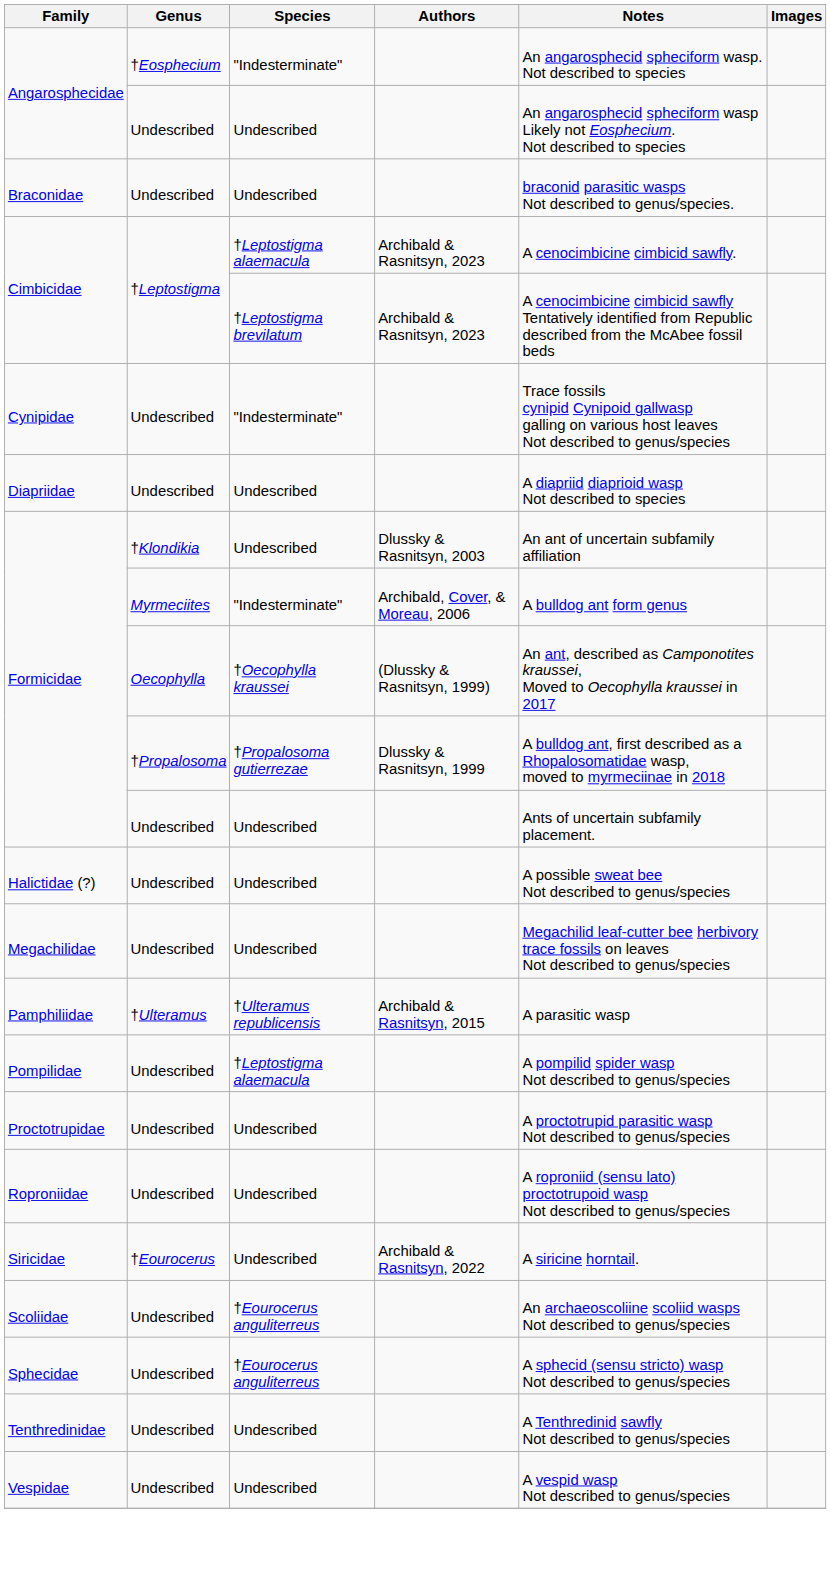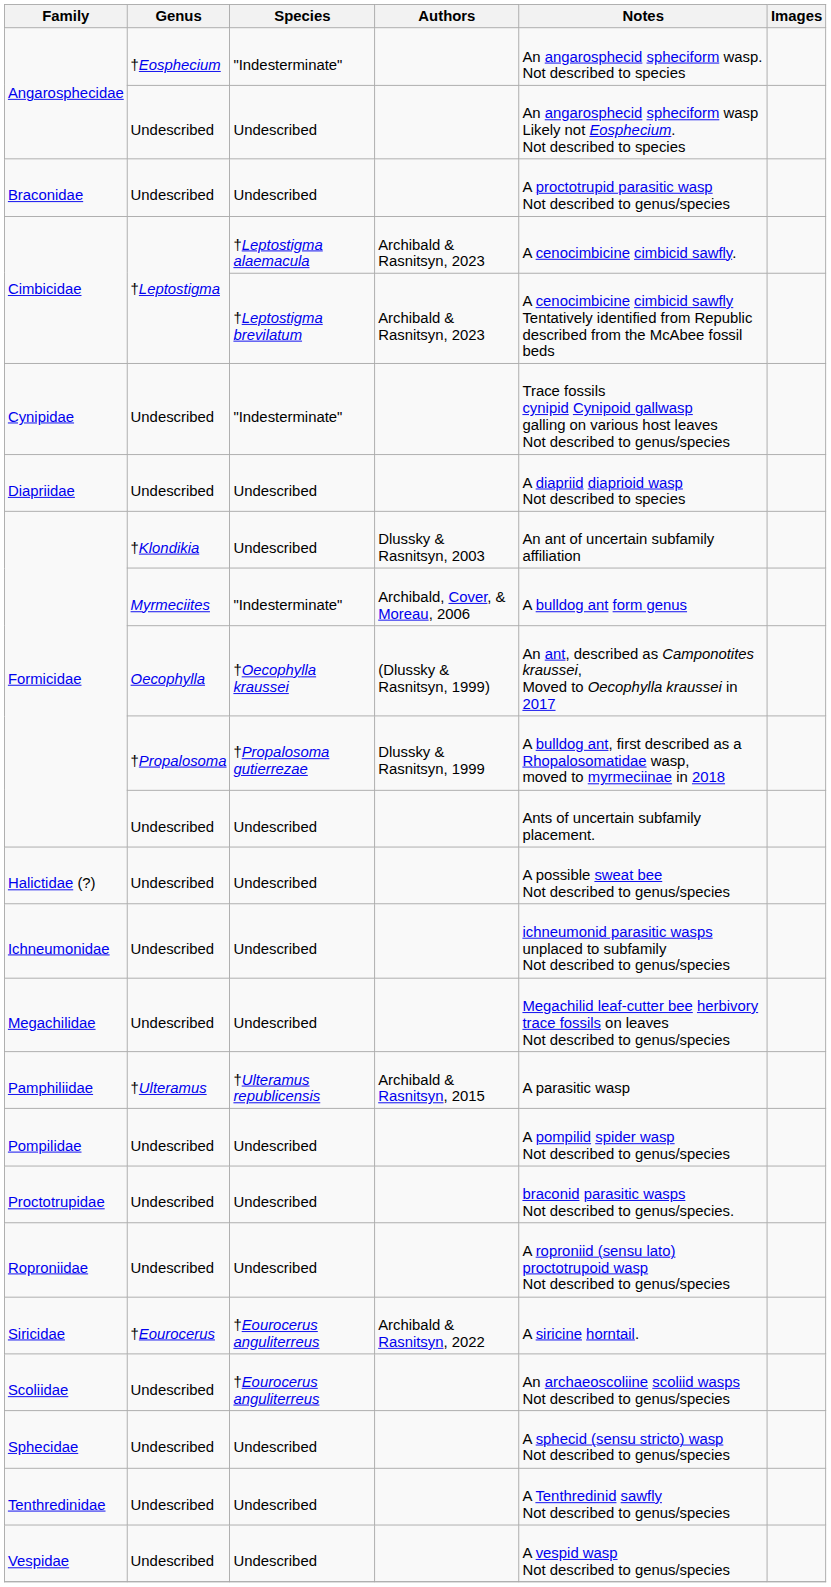(628, 195) braconid parasitic wasps Not described to genus/species. -> (626, 195) A proctotrupid parasitic wasp Not described to genus/species
+ row: (59, 949)
(278, 1071) †Leptostigma alaemacula -> (275, 1145) Undescribed
(626, 1128) A proctotrupid parasitic wasp Not described to genus/species -> (628, 1202) braconid parasitic wasps Not described to genus/species.
(275, 1259) Undescribed -> (276, 1333) †Eourocerus anguliterreus
(276, 1373) †Eourocerus anguliterreus -> (275, 1447) Undescribed
